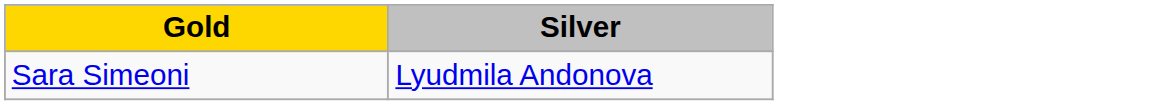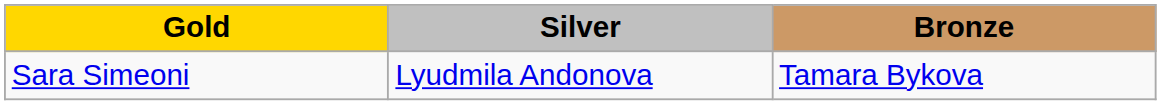+ column: (964, 27)
